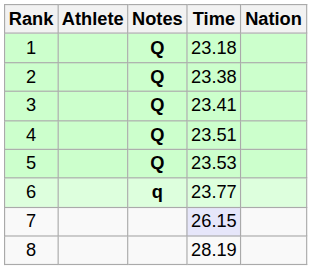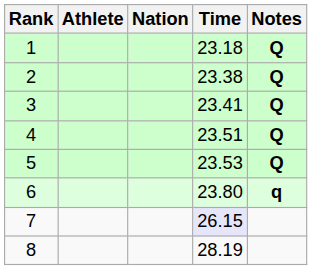columns swapped: (274, 18) <-> (157, 18)
(214, 192) 23.77 -> (220, 192) 23.80
